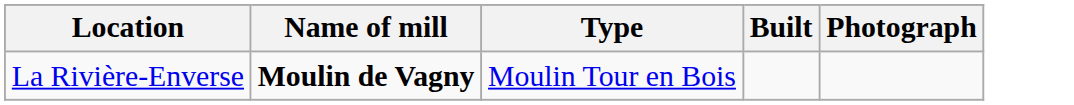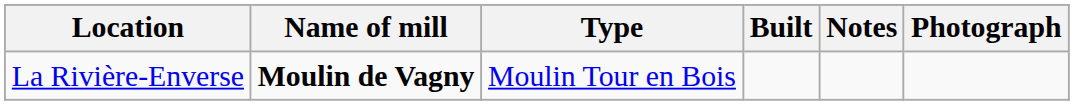+ column: (862, 28)
